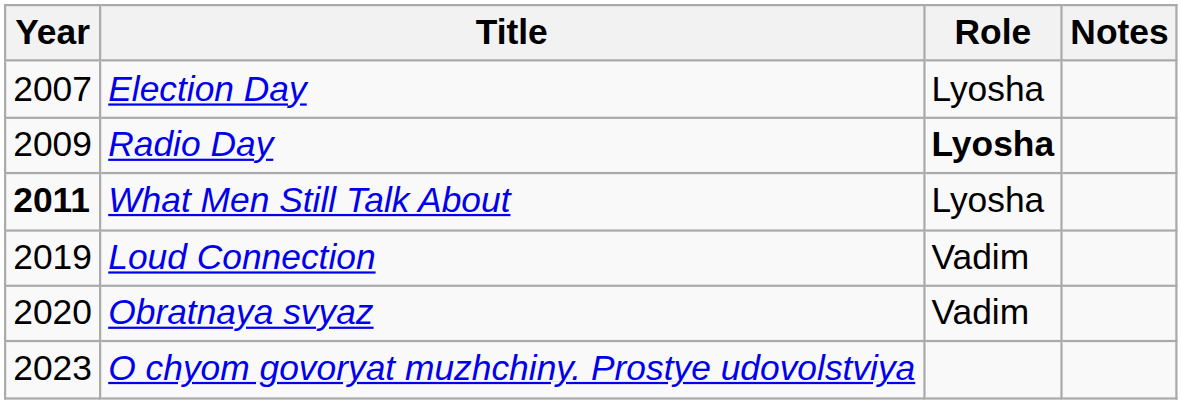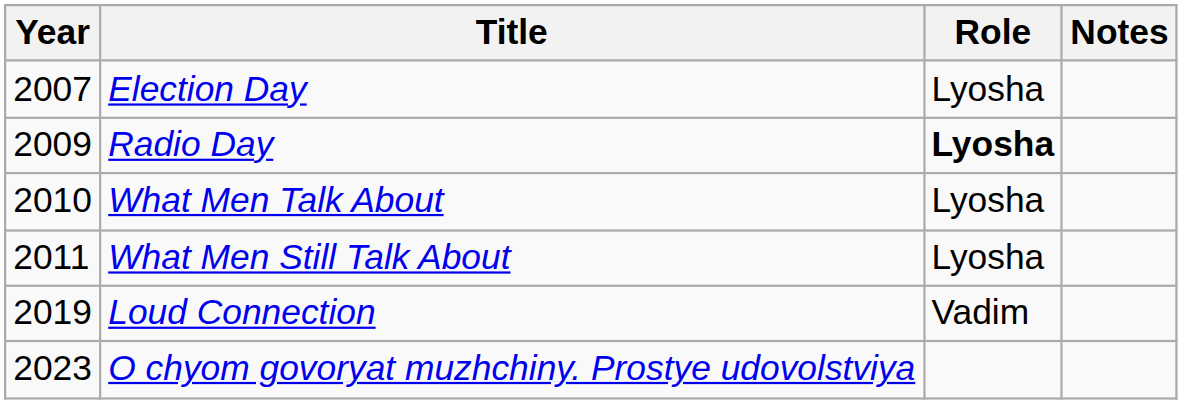+ row: (276, 200)
(52, 200) bold -> (51, 256) normal
- row: (241, 312)
